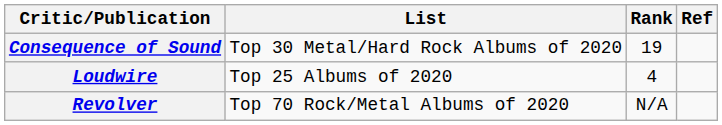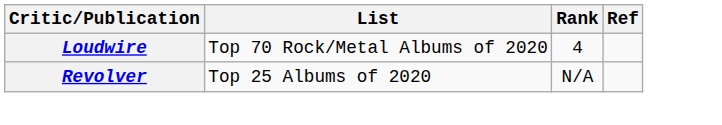- row: (115, 48)
(341, 77) Top 25 Albums of 2020 -> (378, 48) Top 70 Rock/Metal Albums of 2020
(399, 106) Top 70 Rock/Metal Albums of 2020 -> (320, 77) Top 25 Albums of 2020
